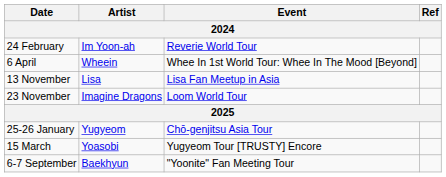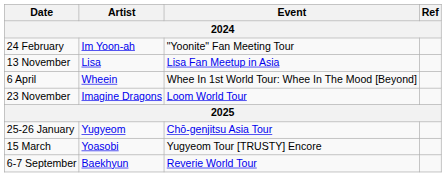(212, 46) Reverie World Tour -> (230, 46) "Yoonite" Fan Meeting Tour
rows swapped: (21, 63) <-> (38, 79)
(230, 163) "Yoonite" Fan Meeting Tour -> (212, 163) Reverie World Tour
